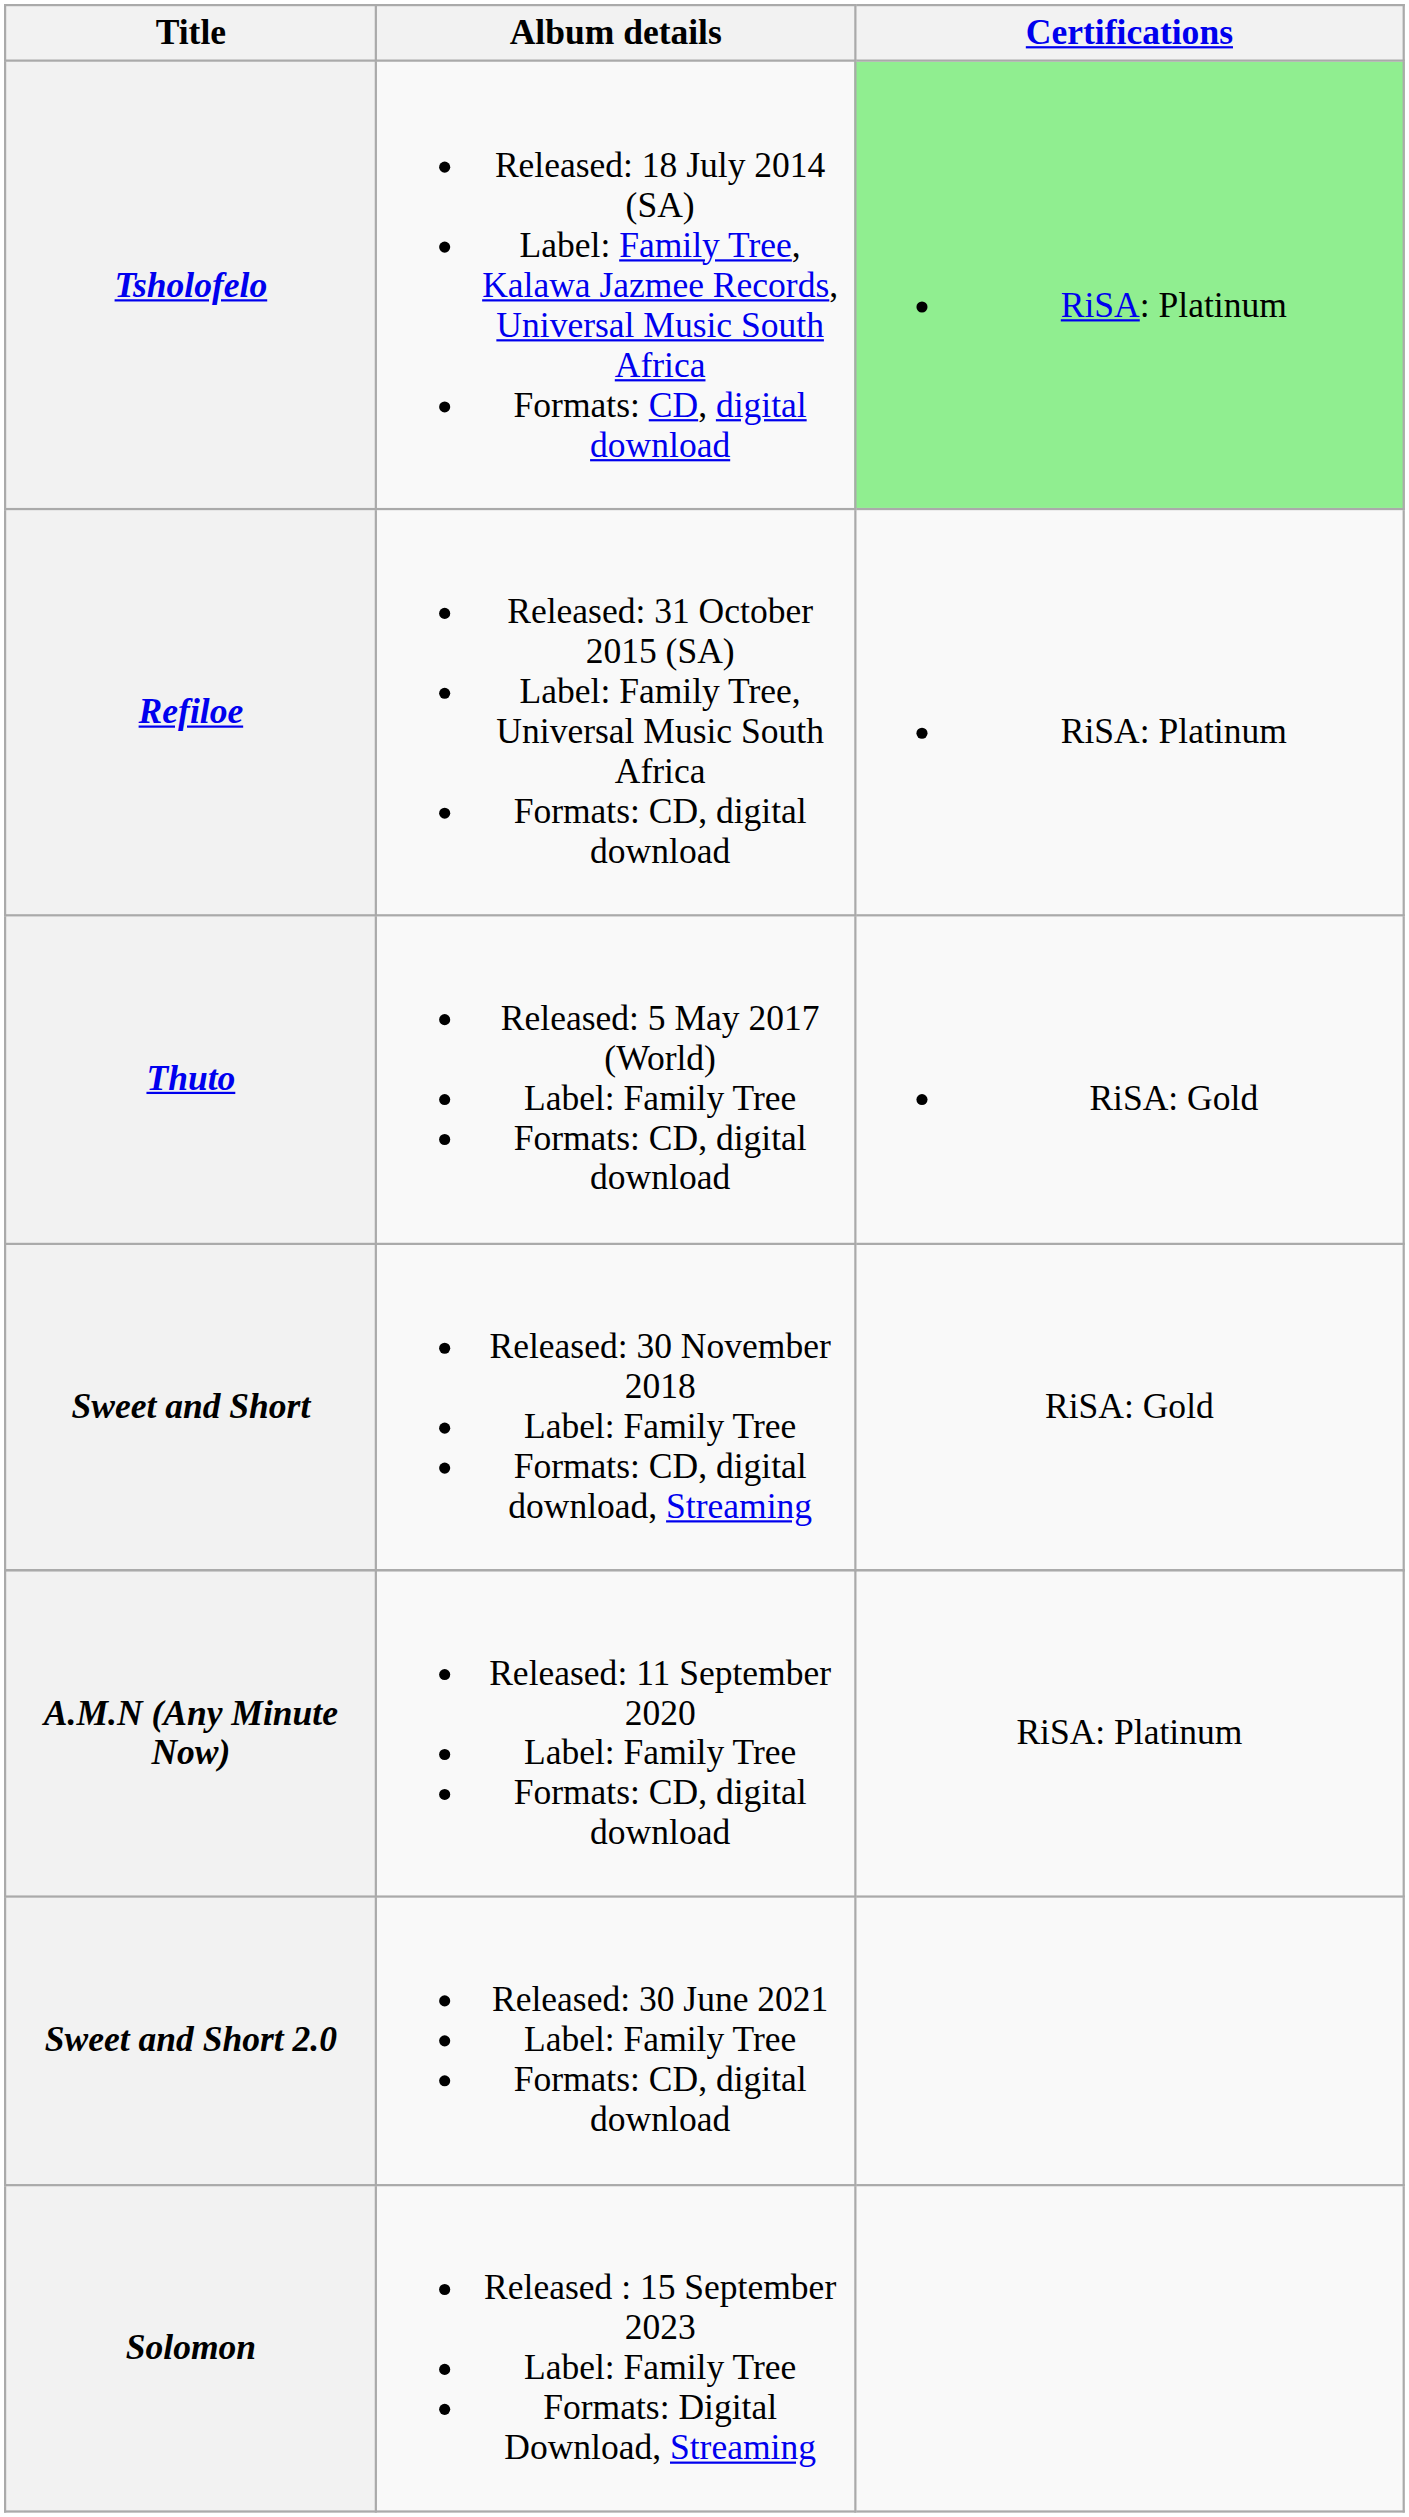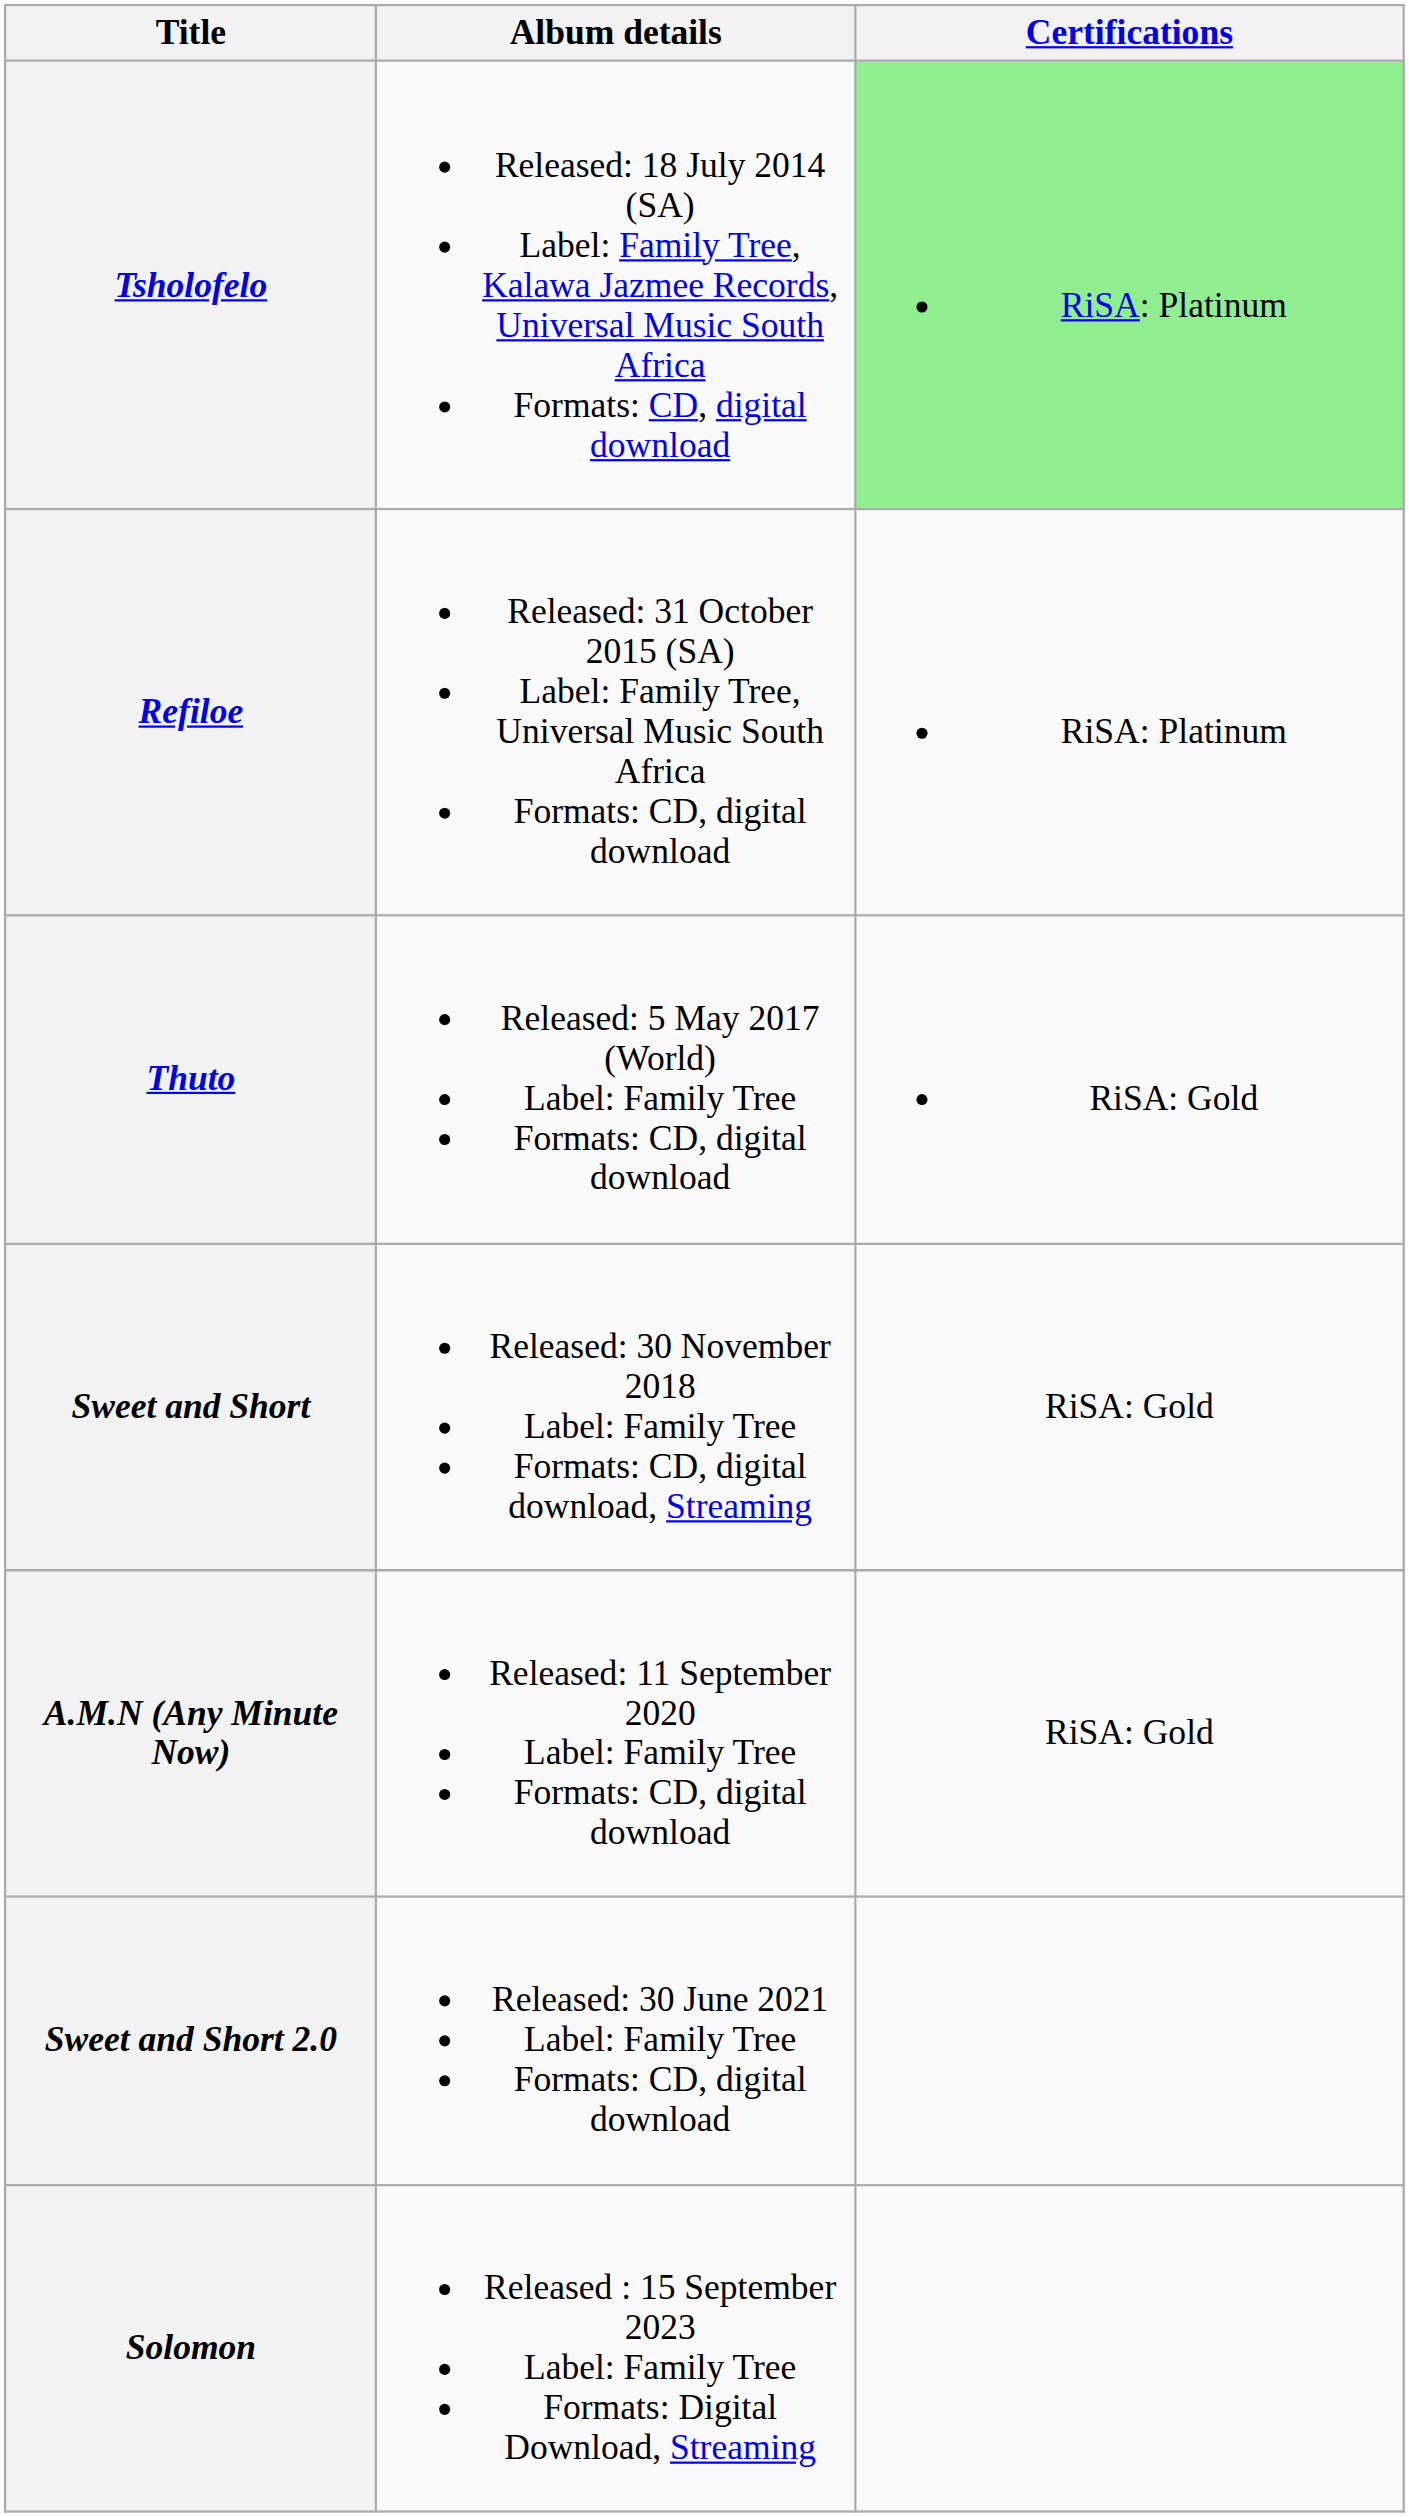(1129, 1732) RiSA: Platinum -> (1129, 1732) RiSA: Gold
